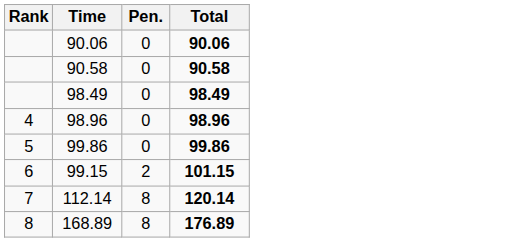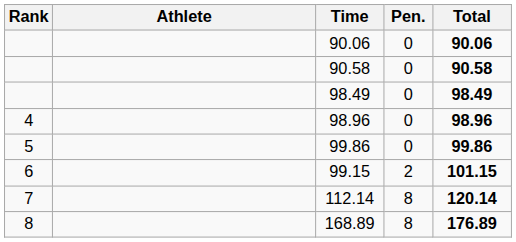+ column: (184, 17)
